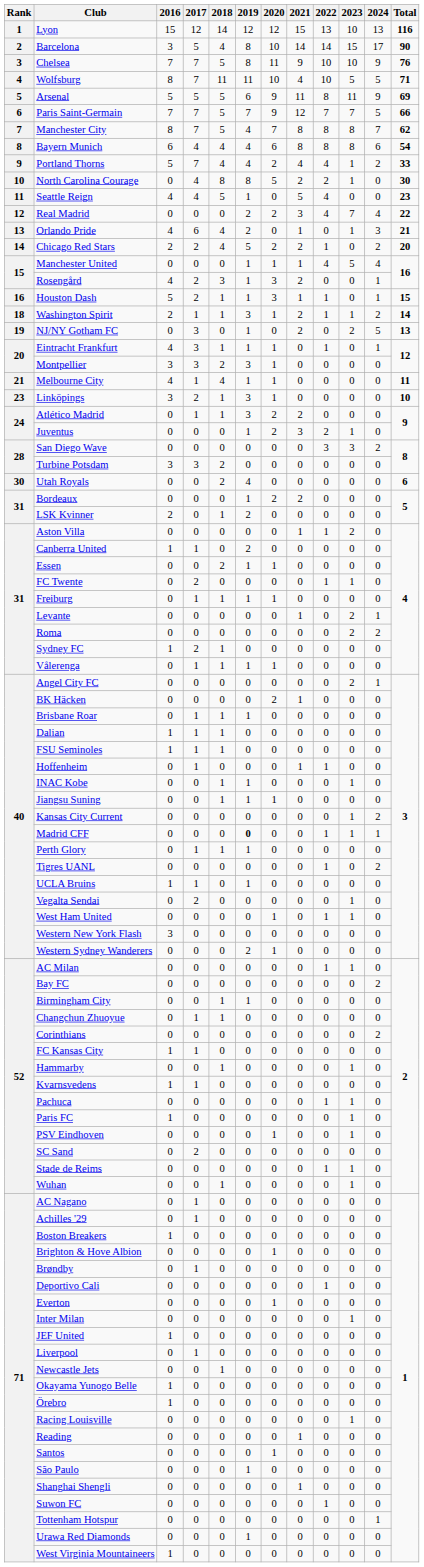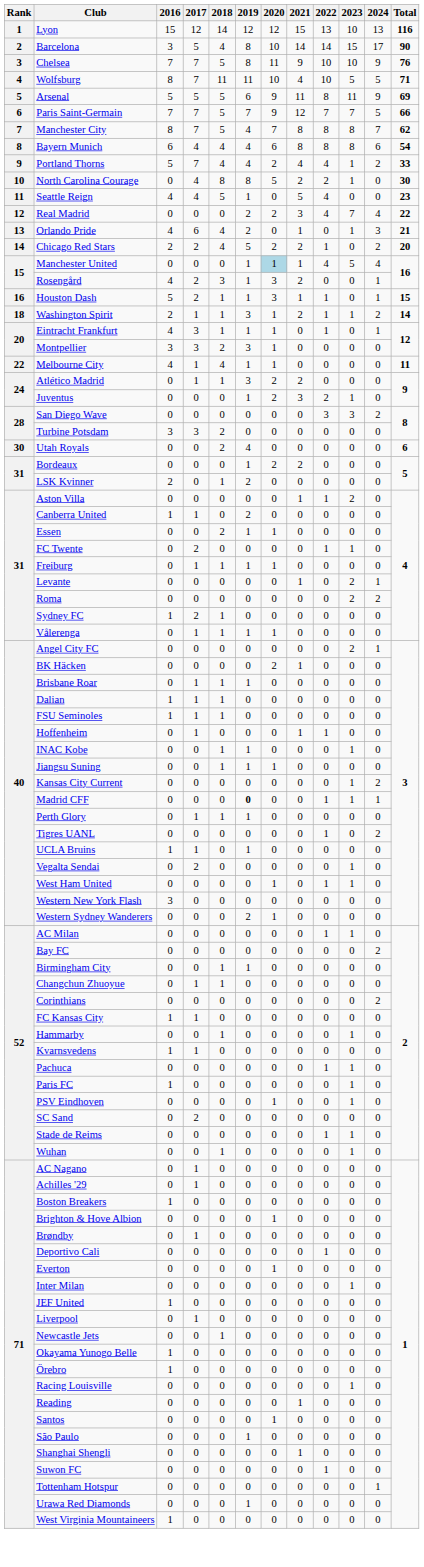(274, 264) no background -> (274, 264) lightblue background
- row: (77, 331)
(19, 381) 21 -> (19, 364) 22
- row: (60, 398)
